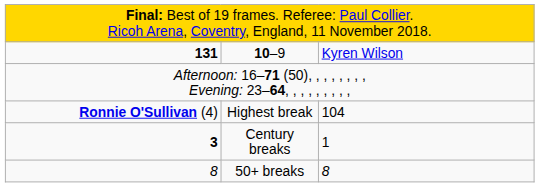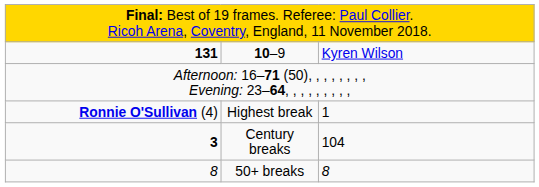(333, 112) 104 -> (325, 112) 1
(325, 142) 1 -> (333, 142) 104
